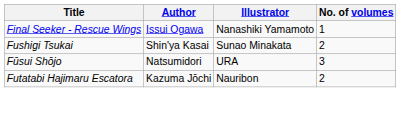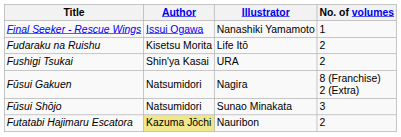+ row: (54, 45)
(254, 45) Sunao Minakata -> (228, 62) URA
+ row: (39, 84)
(227, 62) URA -> (254, 106) Sunao Minakata
(179, 78) no background -> (179, 123) khaki background
